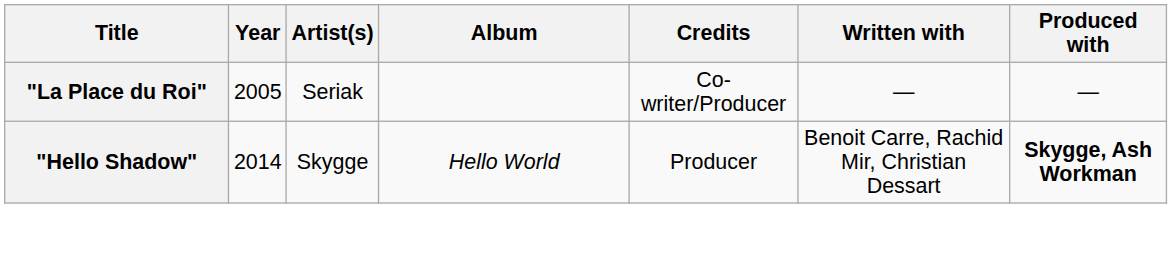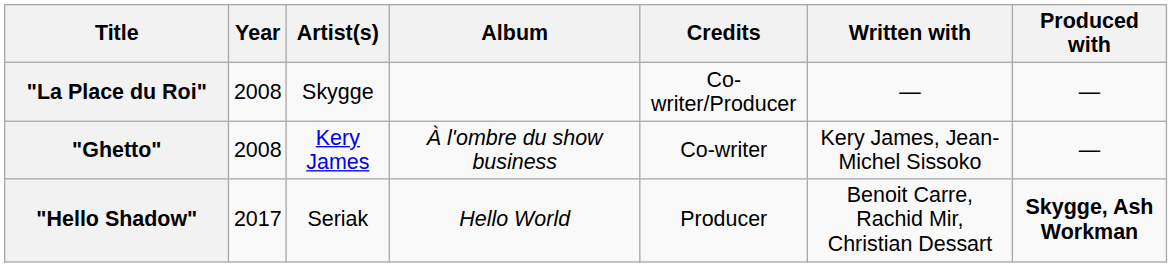(258, 91) 2005 -> (258, 91) 2008
(333, 91) Seriak -> (338, 91) Skygge
+ row: (117, 149)
(258, 161) 2014 -> (258, 219) 2017
(333, 161) Skygge -> (338, 219) Seriak
